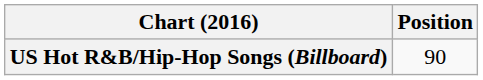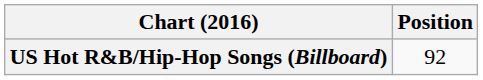(435, 56) 90 -> (435, 56) 92
